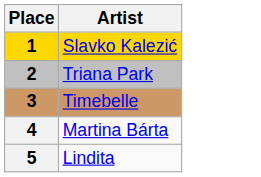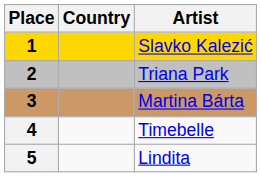+ column: (96, 18)
(101, 102) Timebelle -> (191, 102) Martina Bárta
(116, 130) Martina Bárta -> (176, 130) Timebelle
